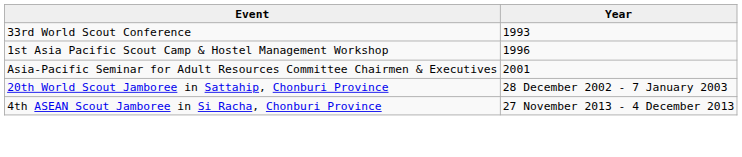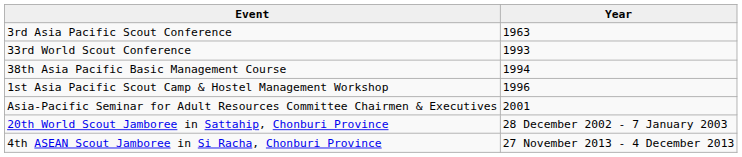+ row: (119, 32)
+ row: (147, 69)
